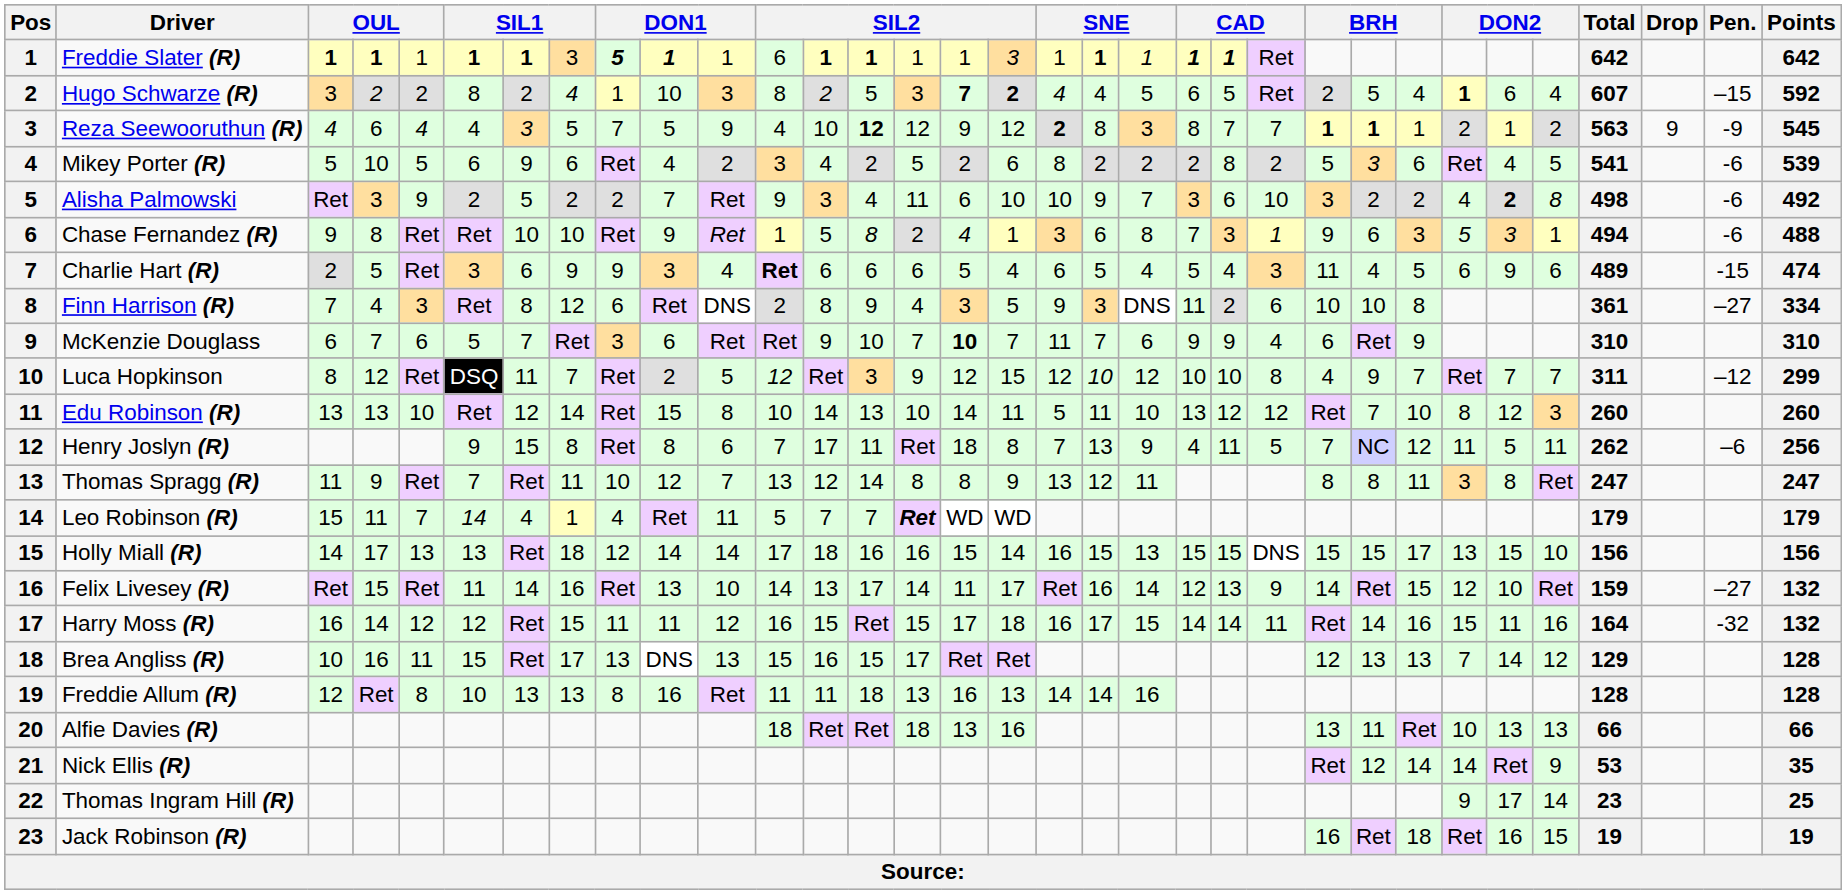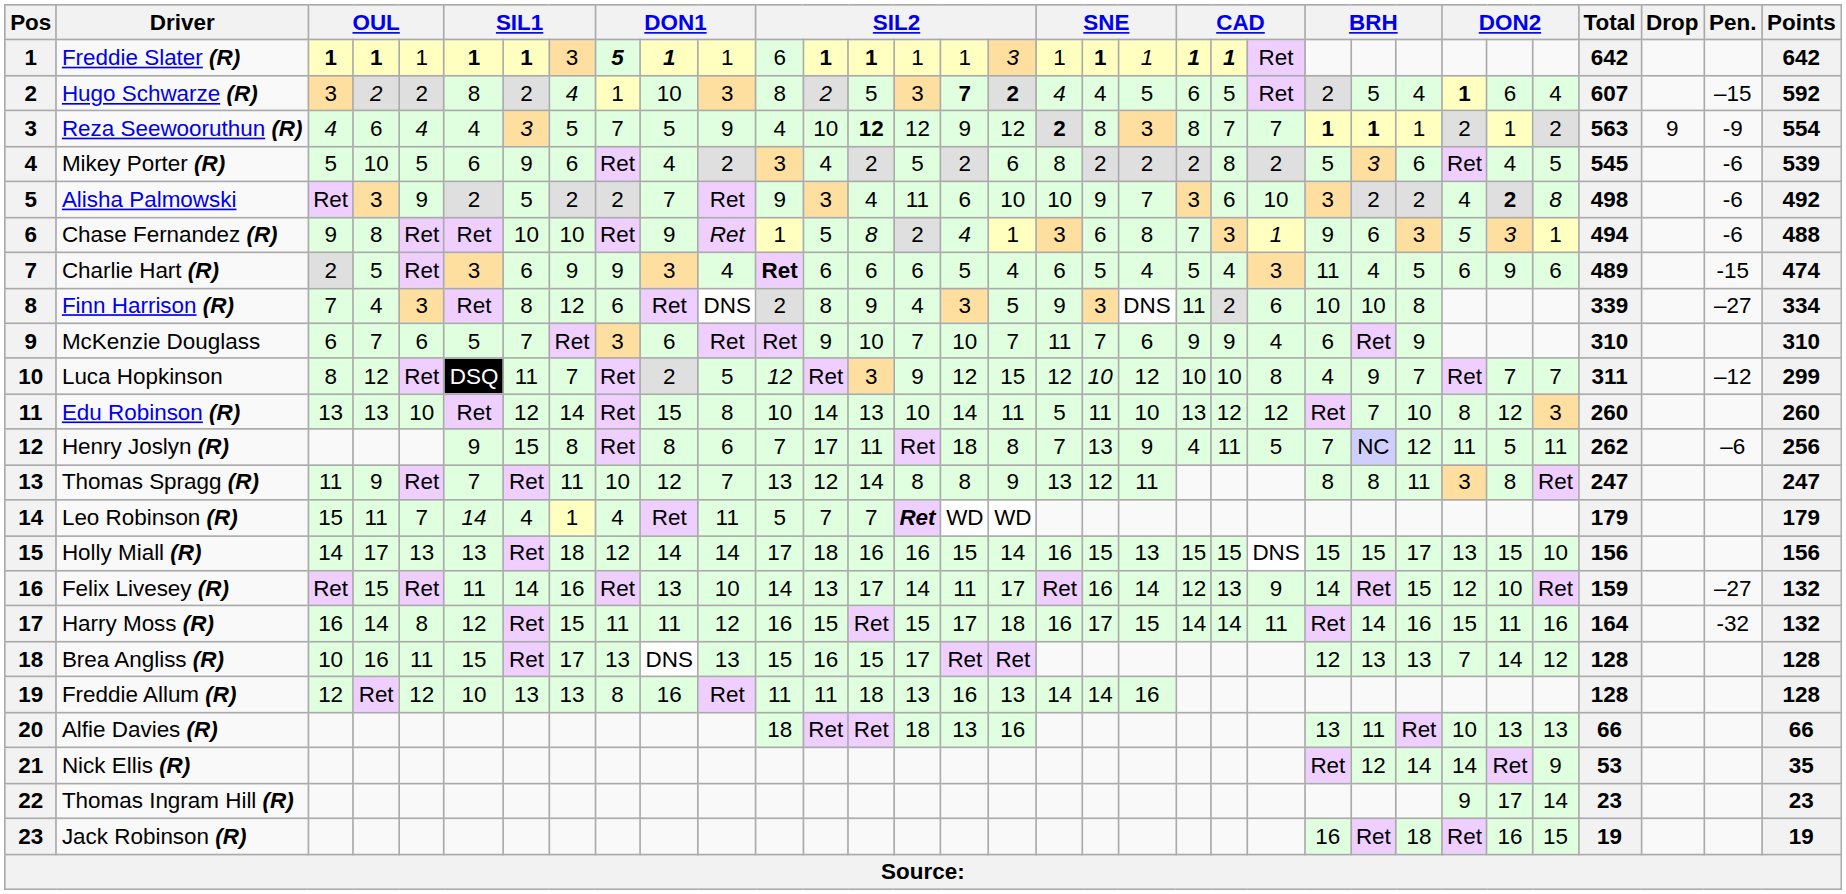(1801, 128) 545 -> (1801, 128) 554
(1610, 164) 541 -> (1610, 164) 545
(1610, 305) 361 -> (1610, 305) 339
(965, 340) bold -> (965, 340) normal
(422, 623) 12 -> (422, 623) 8
(1610, 659) 129 -> (1610, 659) 128
(422, 694) 8 -> (422, 694) 12
(1801, 800) 25 -> (1801, 800) 23
